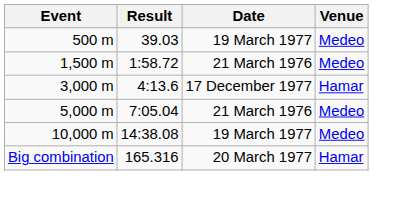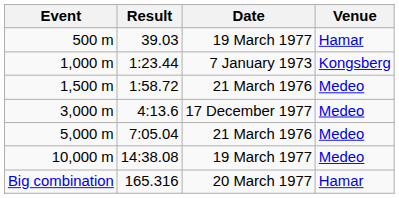(342, 39) Medeo -> (341, 39) Hamar
+ row: (87, 63)
(341, 87) Hamar -> (342, 110) Medeo
